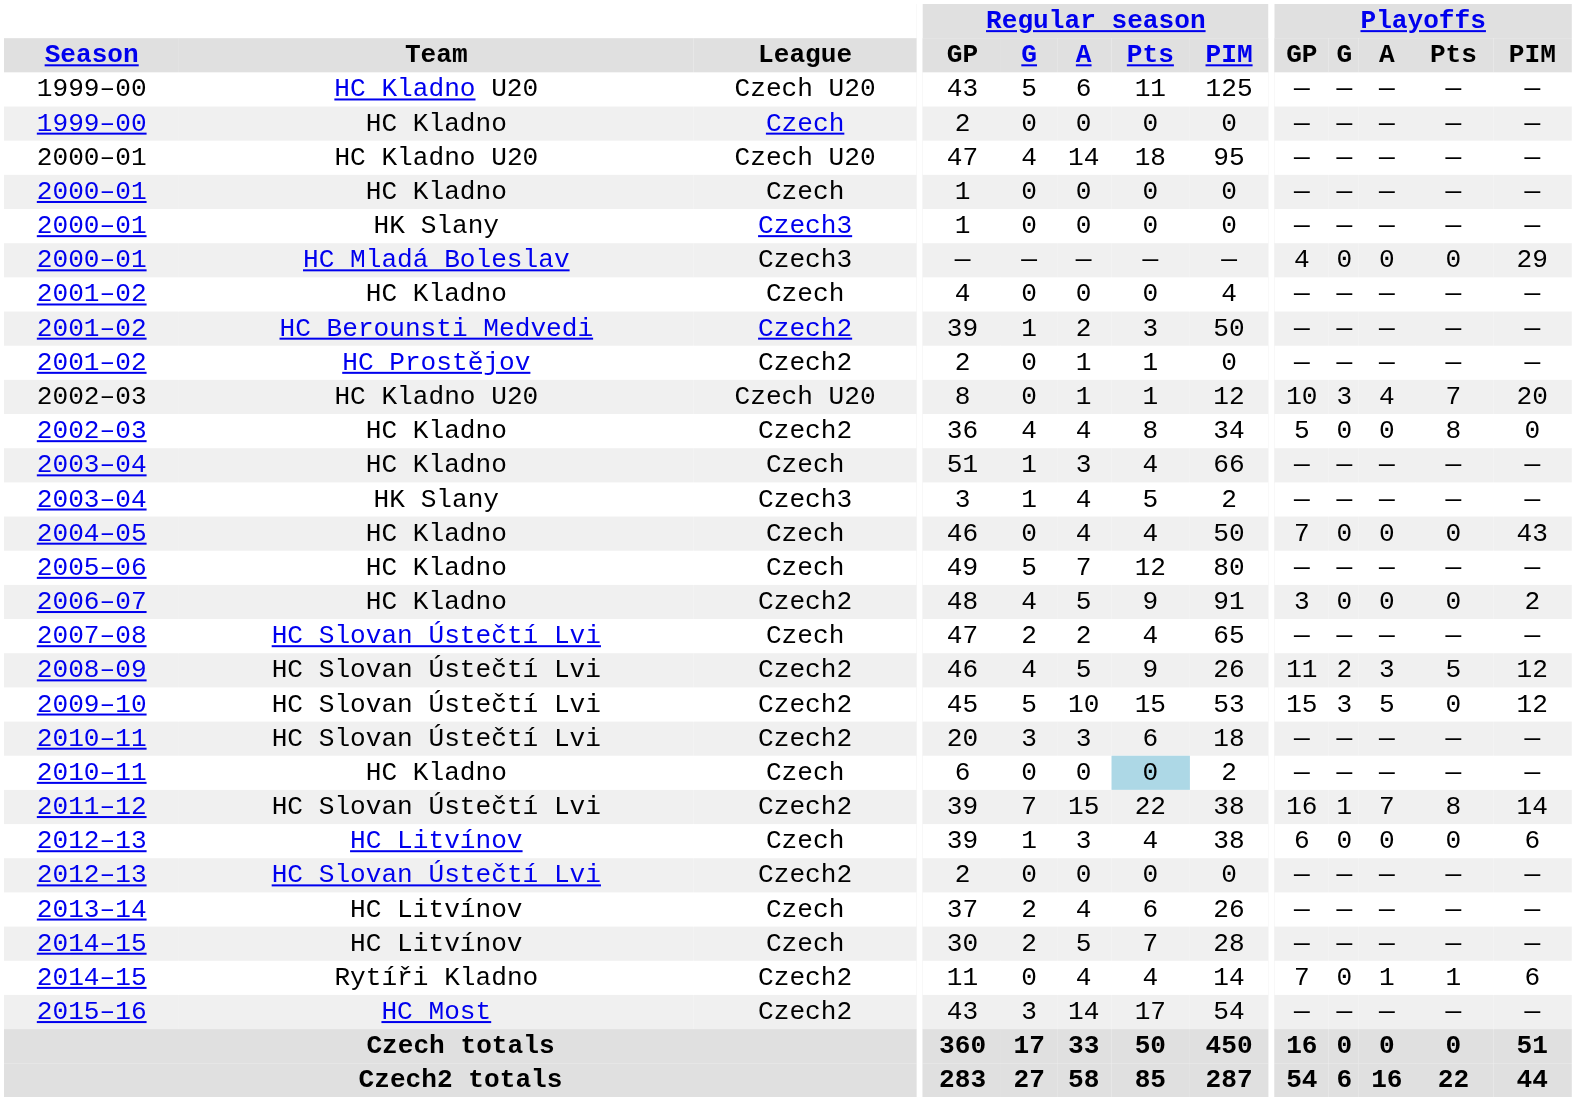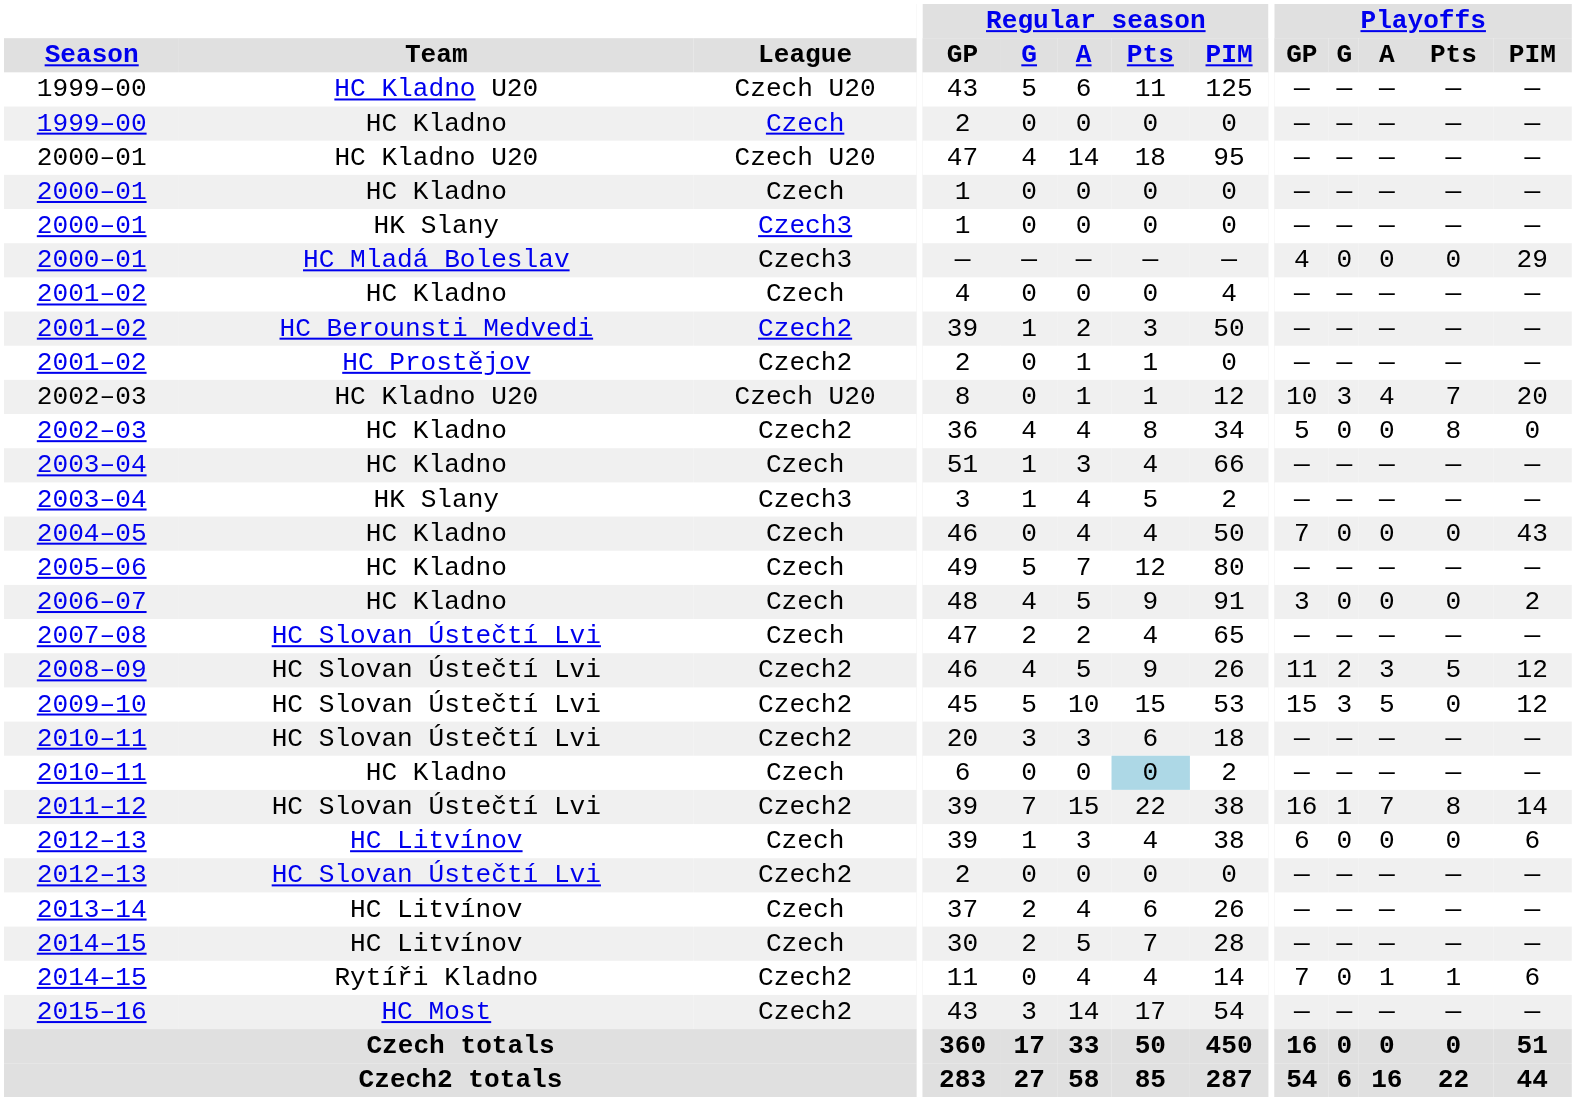(805, 602) Czech2 -> (805, 602) Czech
